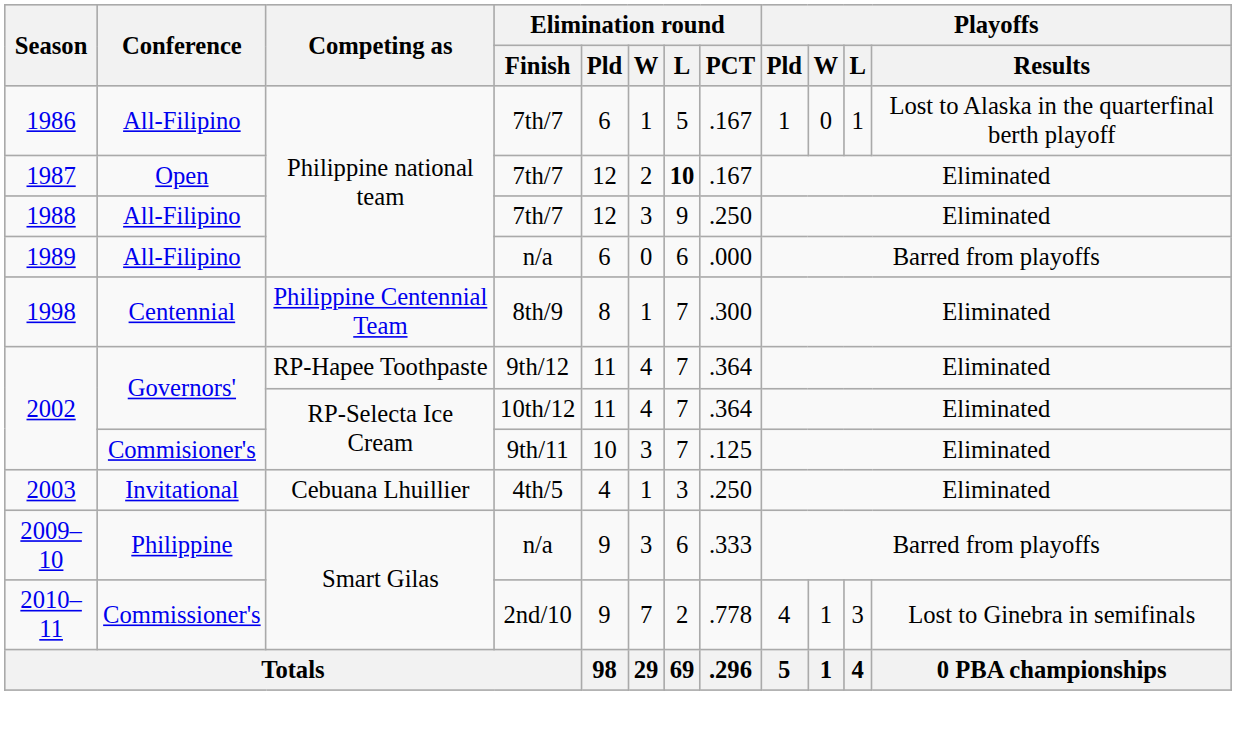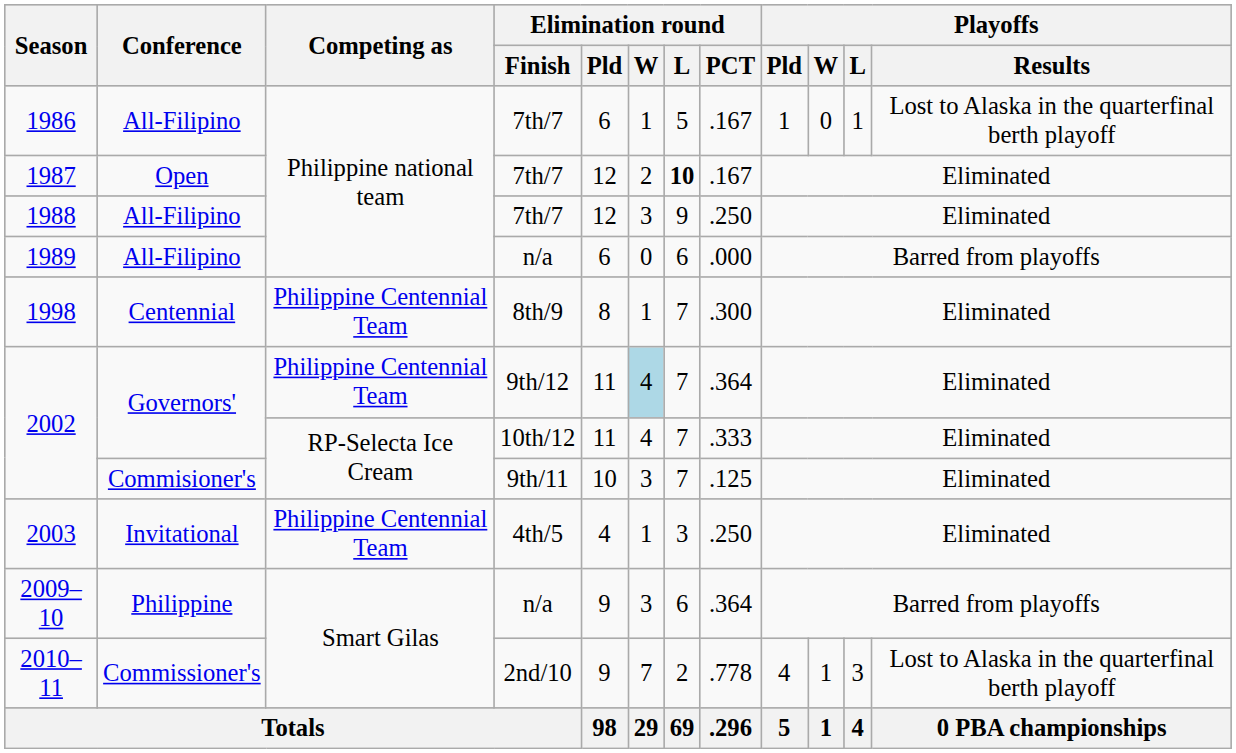(380, 367) RP-Hapee Toothpaste -> (380, 382) Philippine Centennial Team
(646, 367) no background -> (646, 382) lightblue background
(730, 408) .364 -> (730, 437) .333
(380, 489) Cebuana Lhuillier -> (380, 533) Philippine Centennial Team
(730, 544) .333 -> (730, 602) .364
(1052, 614) Lost to Ginebra in semifinals -> (1052, 672) Lost to Alaska in the quarterfinal berth playoff
